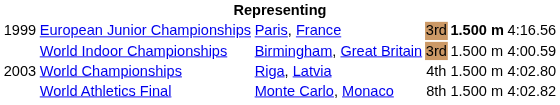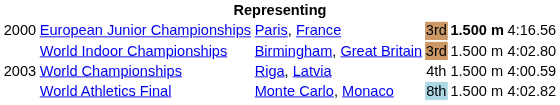(20, 30) 1999 -> (20, 30) 2000
(532, 51) 4:00.59 -> (532, 51) 4:02.80
(532, 71) 4:02.80 -> (532, 71) 4:00.59
(436, 91) no background -> (436, 91) lightblue background
